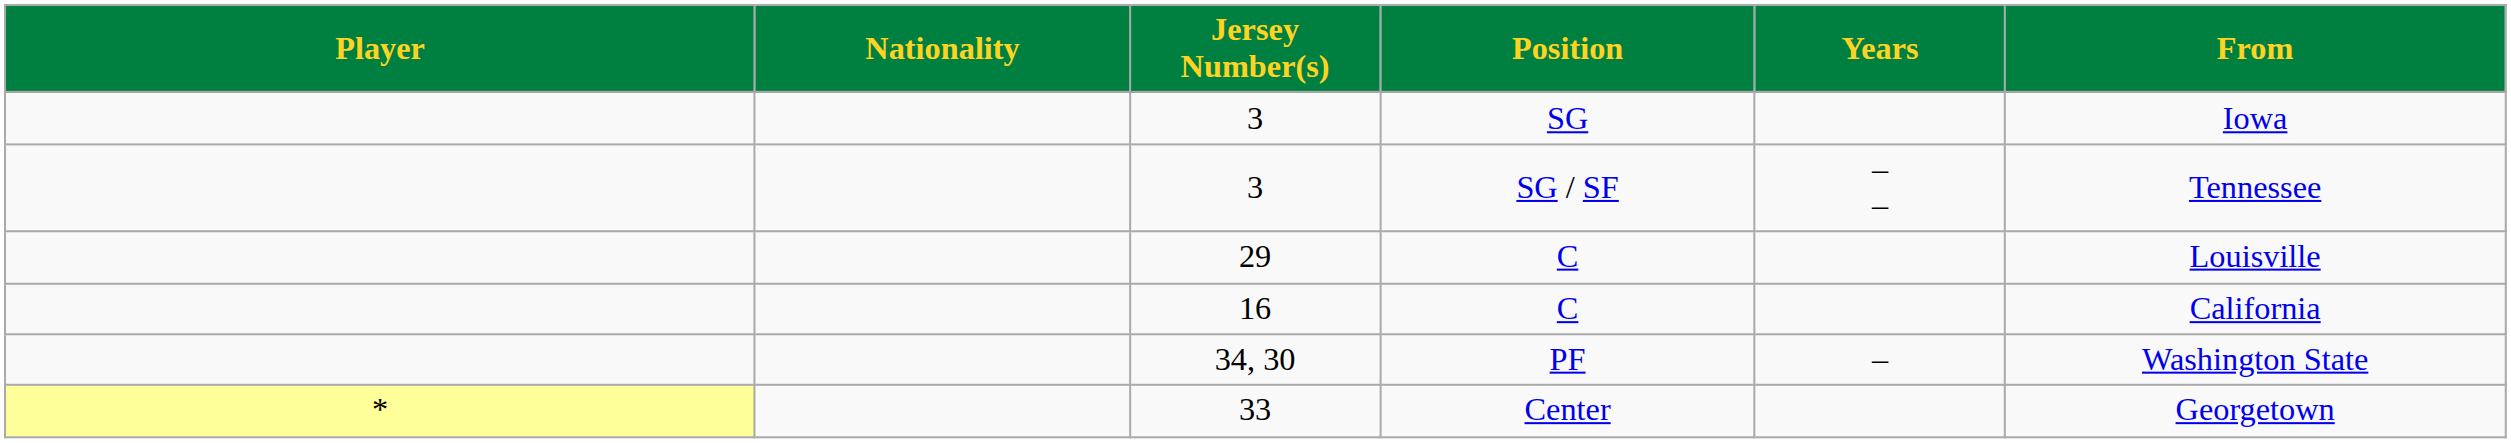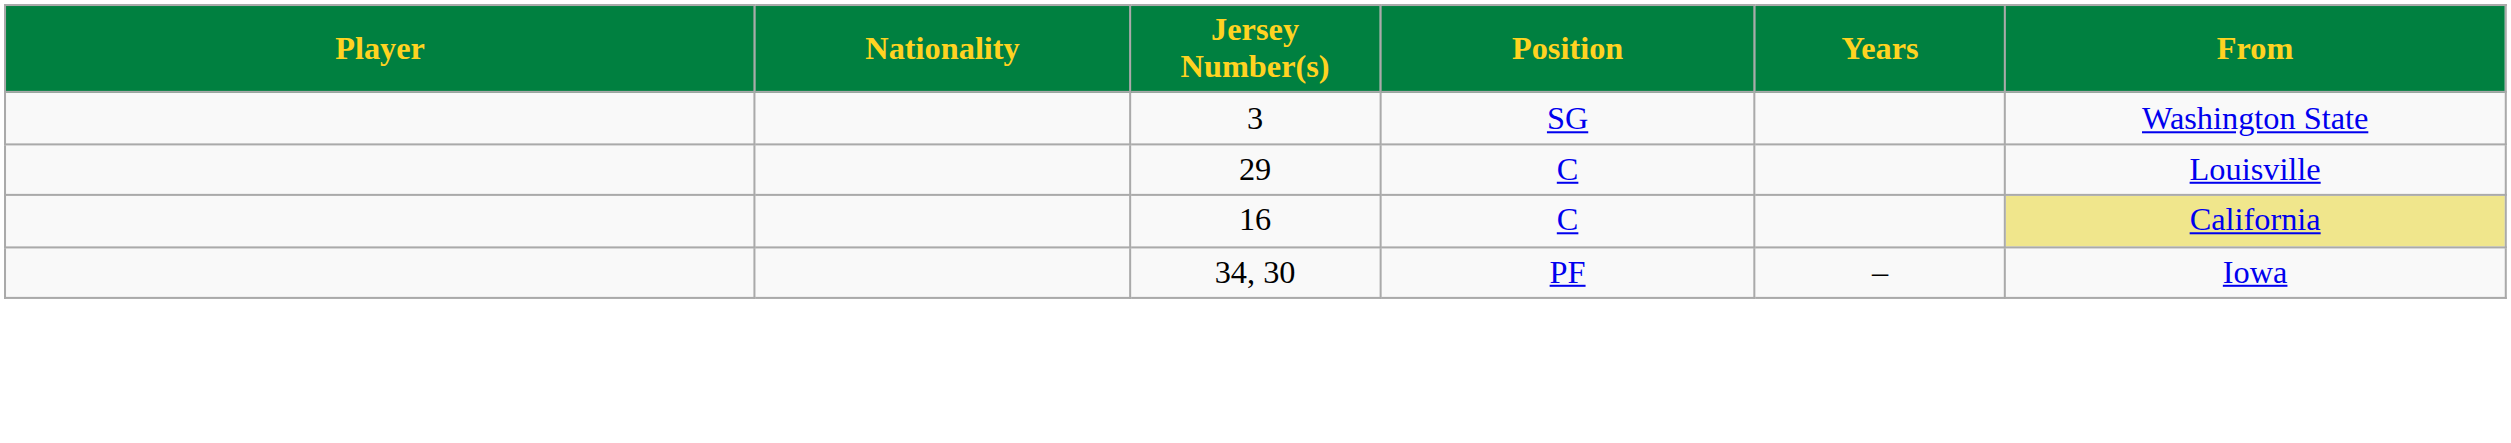(2255, 117) Iowa -> (2255, 117) Washington State
- row: (1255, 187)
(2255, 307) no background -> (2255, 220) khaki background
(2255, 359) Washington State -> (2255, 271) Iowa
- row: (1255, 410)
